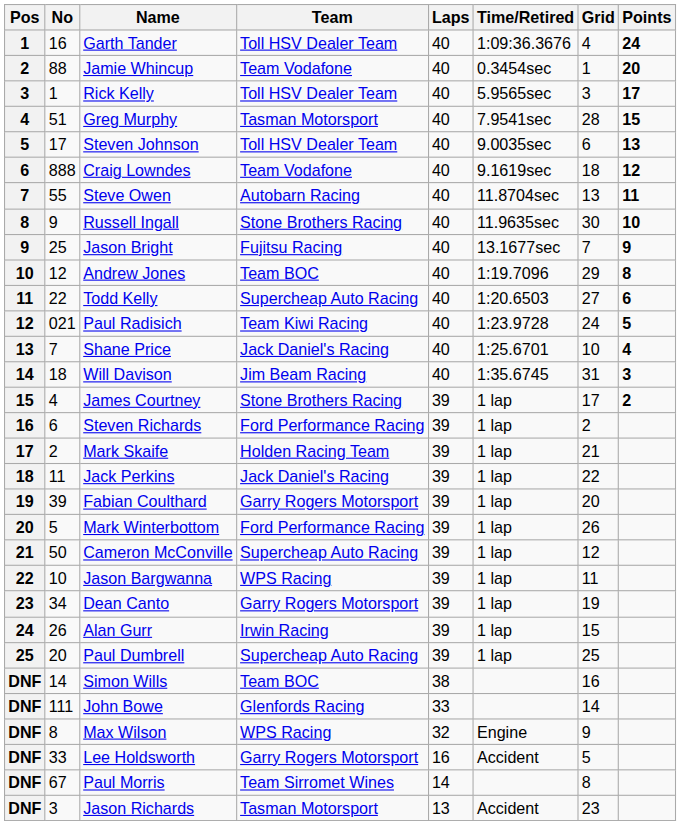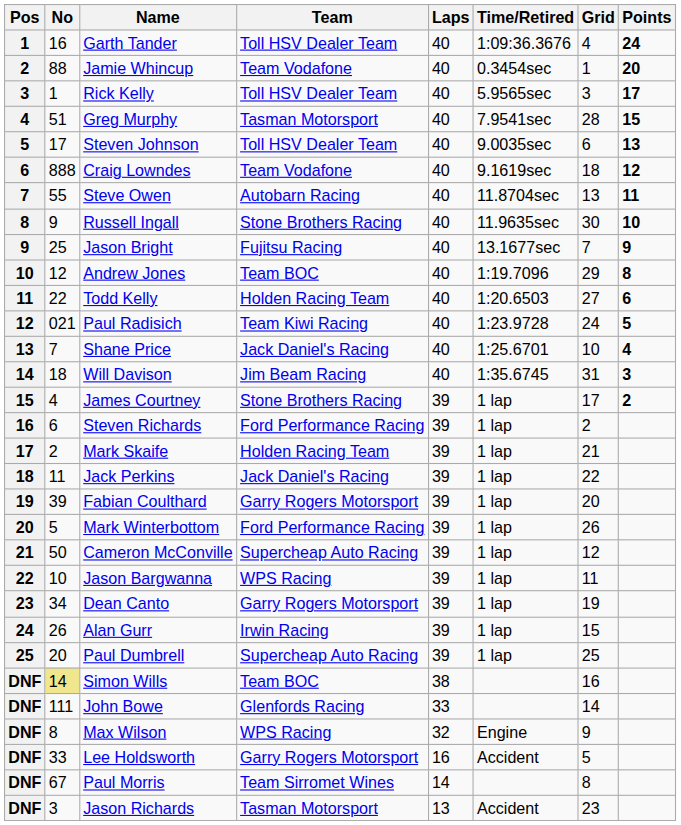(329, 298) Supercheap Auto Racing -> (315, 298) Holden Racing Team
(58, 681) no background -> (58, 681) khaki background
